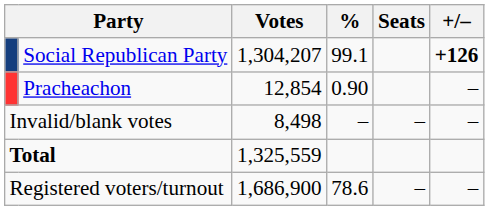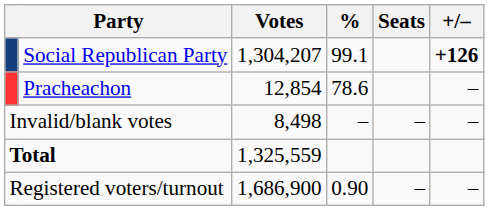(350, 88) 0.90 -> (350, 88) 78.6
(350, 188) 78.6 -> (350, 188) 0.90
